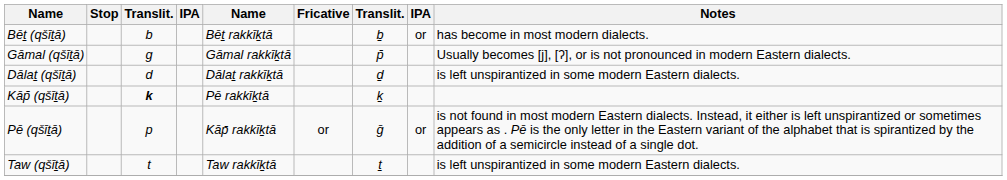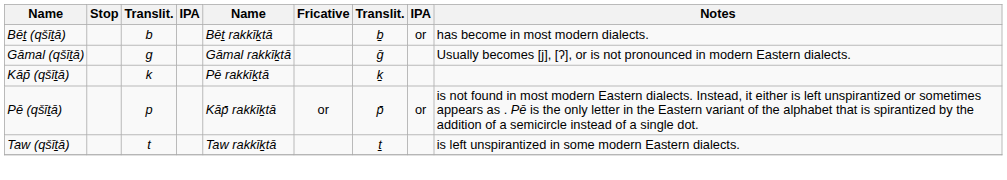(380, 55) p̄ -> (380, 55) ḡ
- row: (42, 75)
(149, 95) bold -> (149, 75) normal
(380, 130) ḡ -> (380, 110) p̄
